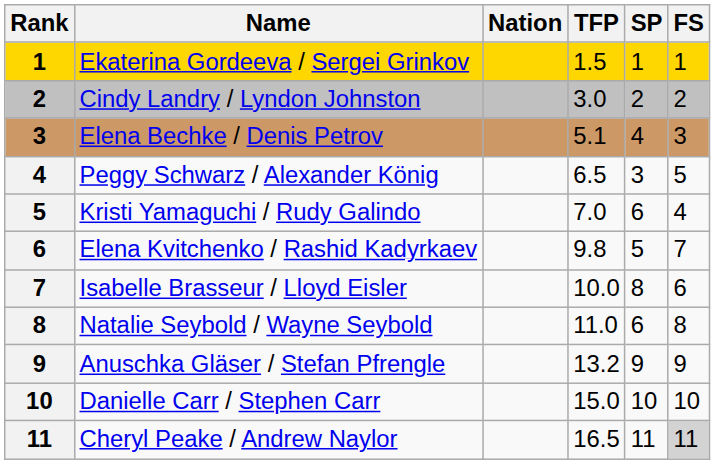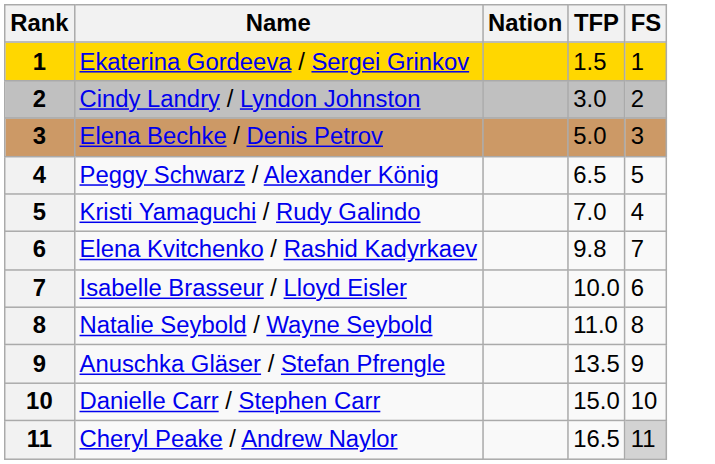- column: (647, 23)
(590, 136) 5.1 -> (590, 136) 5.0
(596, 363) 13.2 -> (596, 363) 13.5
